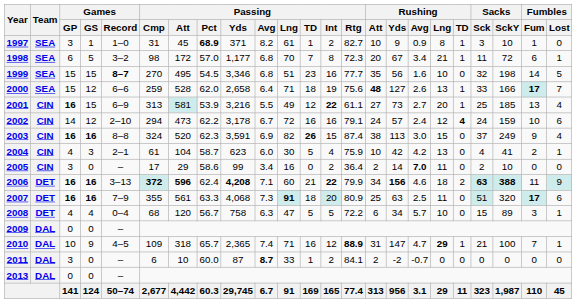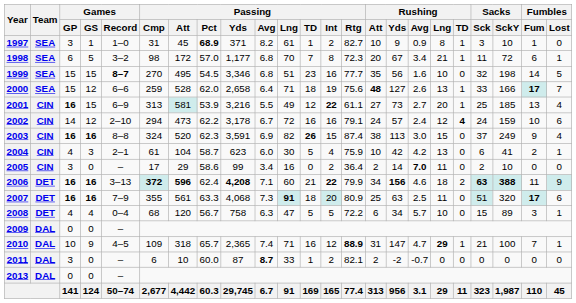(482, 151) 4 -> (482, 151) 6
(353, 259) 84.1 -> (353, 259) 82.1
